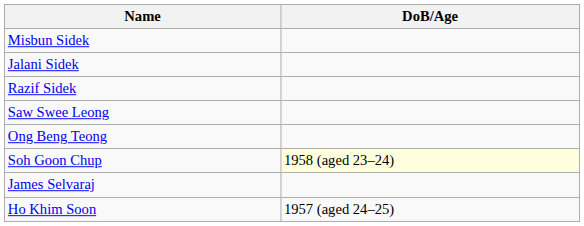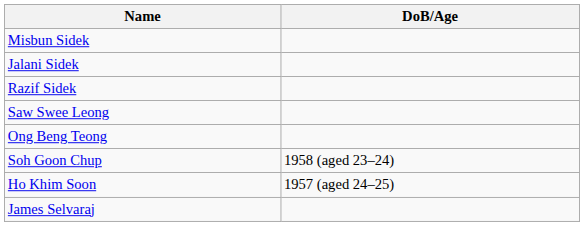(339, 161) lightyellow background -> (339, 161) no background
rows swapped: (52, 209) <-> (51, 185)
